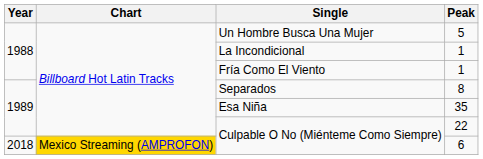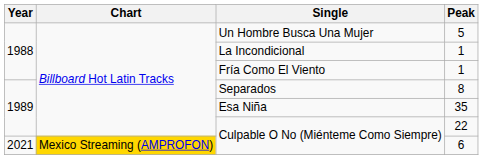(20, 145) 2018 -> (20, 145) 2021
